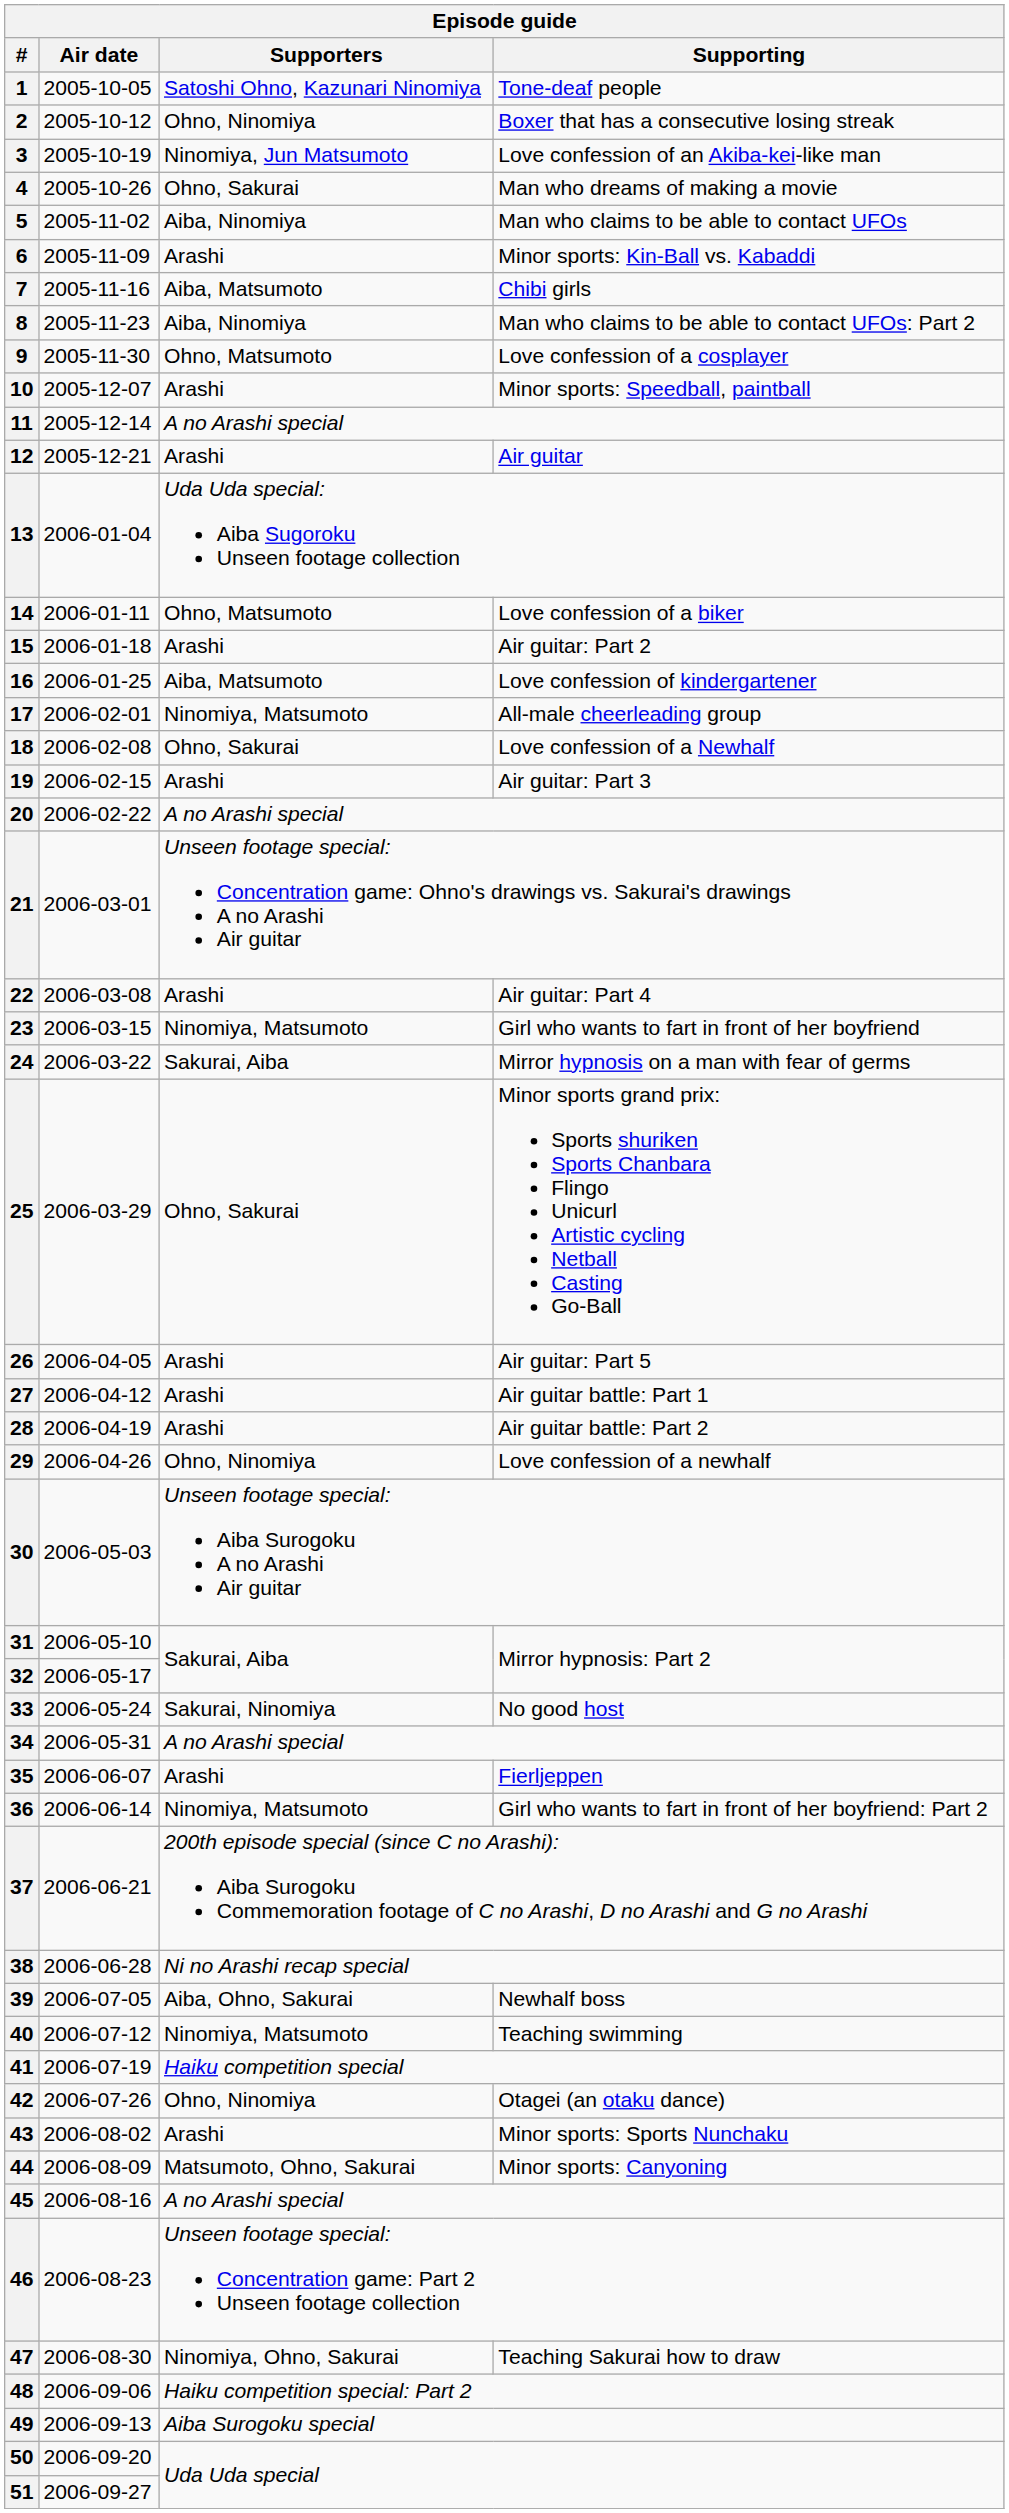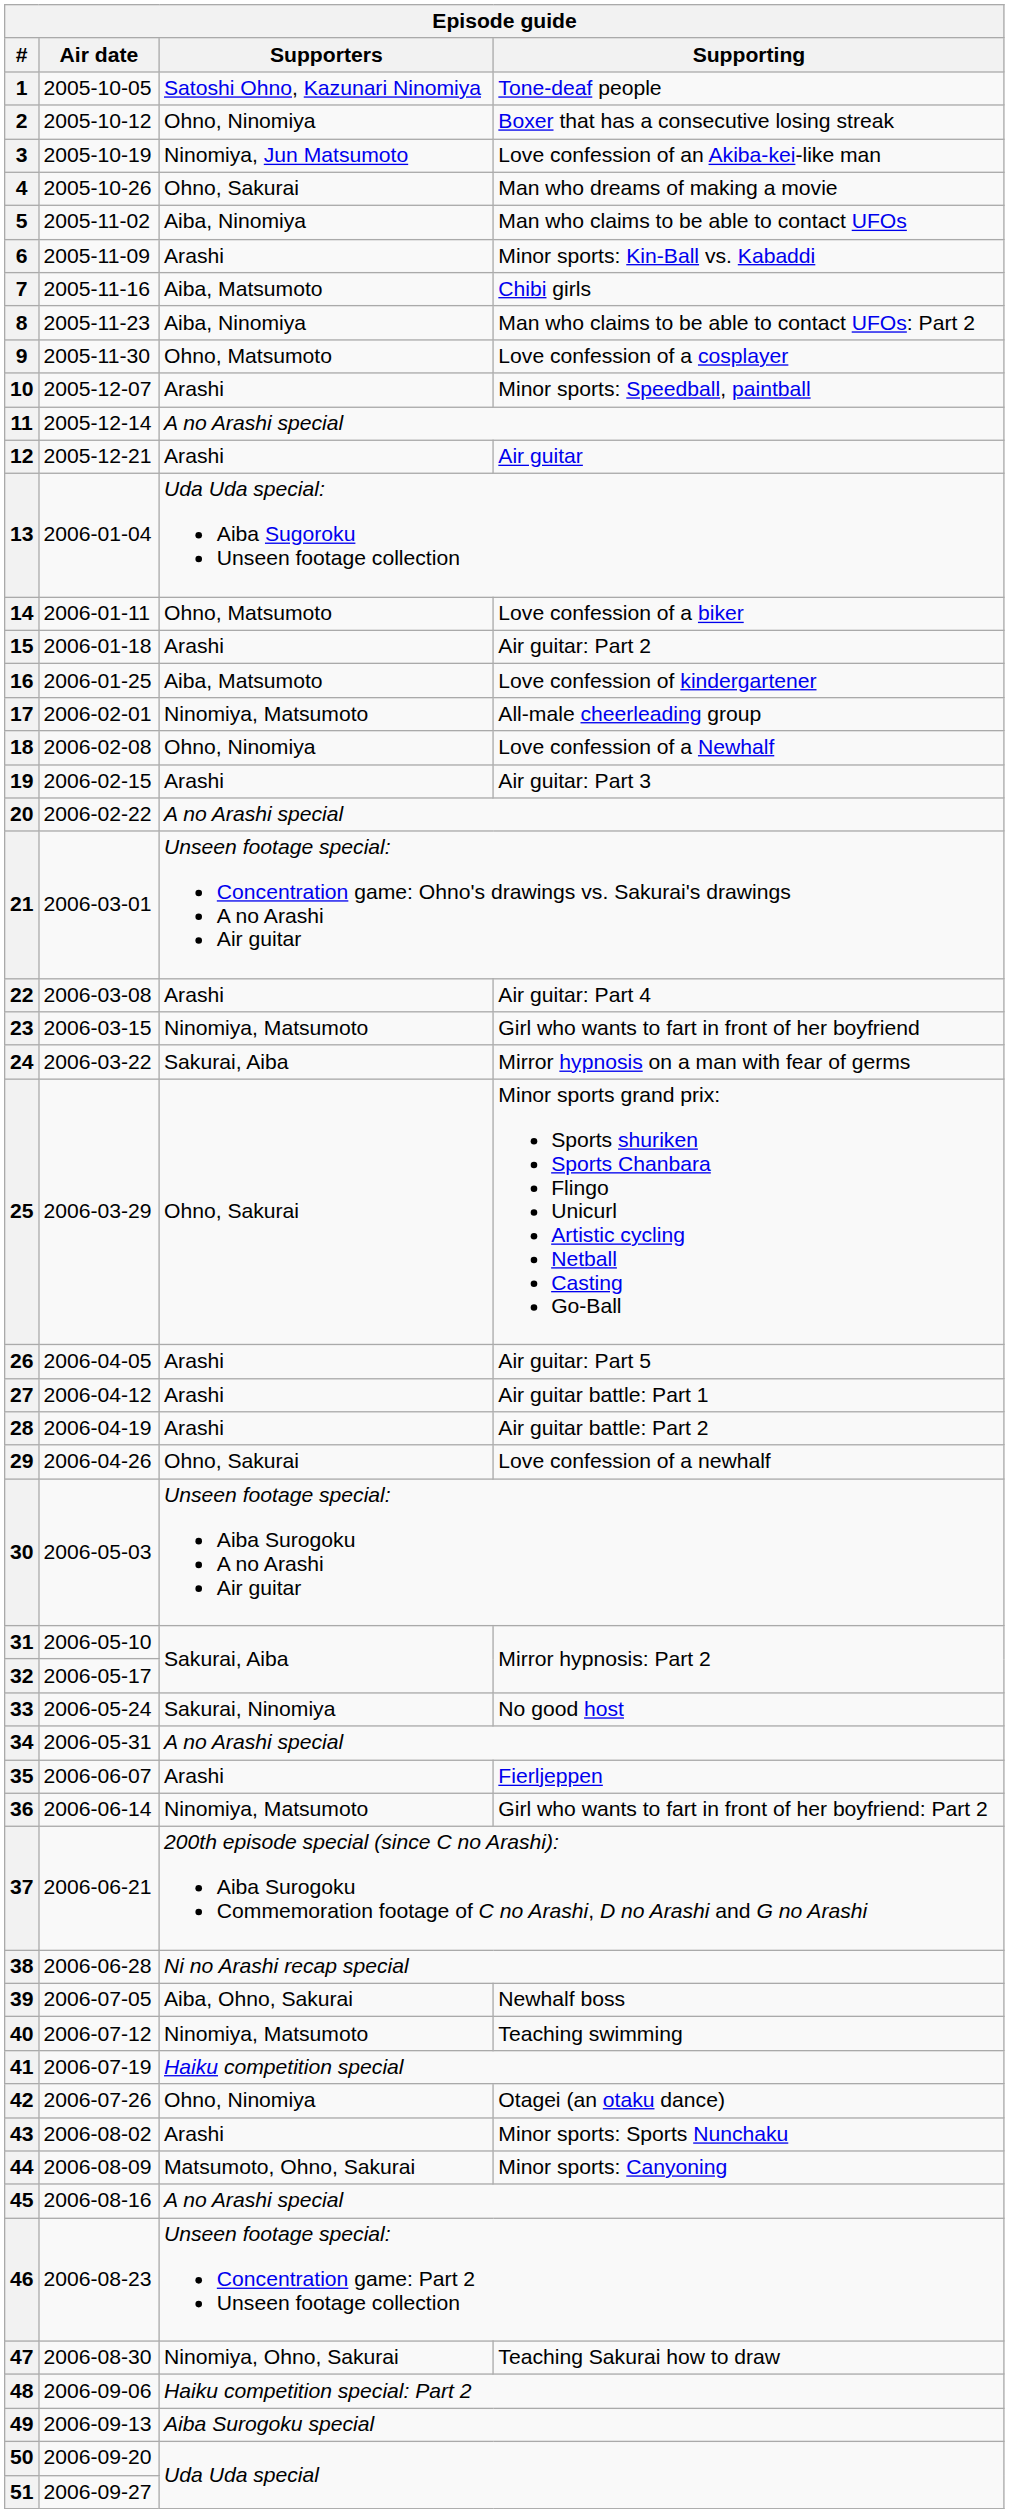(232, 747) Ohno, Sakurai -> (240, 747) Ohno, Ninomiya
(240, 1461) Ohno, Ninomiya -> (232, 1461) Ohno, Sakurai
